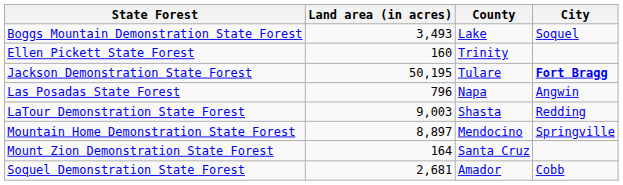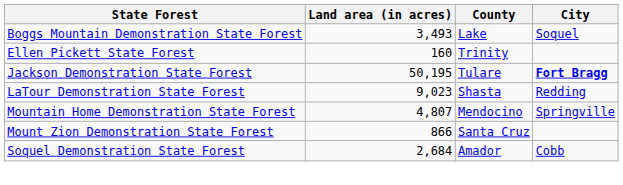- row: (94, 92)
(434, 112) 9,003 -> (434, 92) 9,023
(434, 131) 8,897 -> (434, 112) 4,807
(441, 151) 164 -> (441, 131) 866
(434, 170) 2,681 -> (434, 151) 2,684
